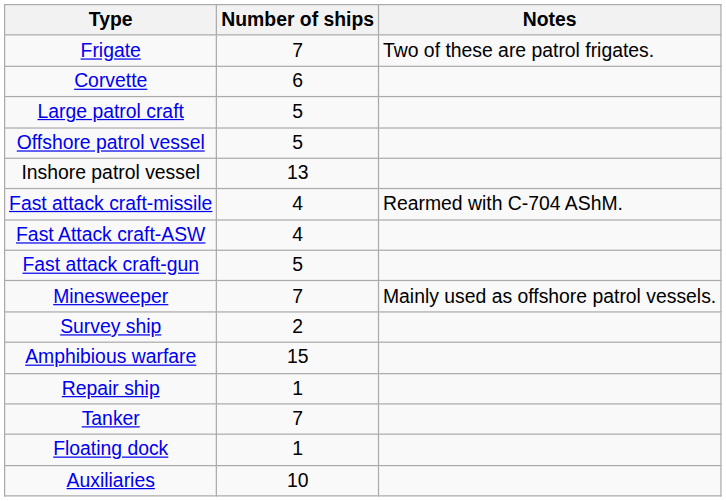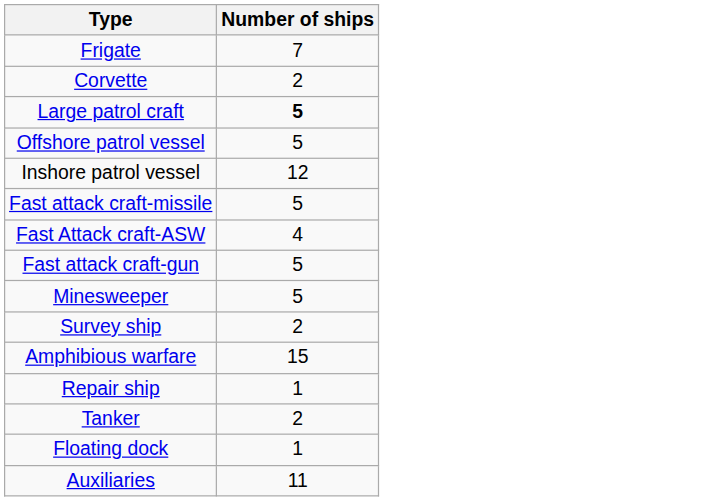- column: (550, 19)
(298, 81) 6 -> (298, 81) 2
(298, 111) normal -> (298, 111) bold
(298, 173) 13 -> (298, 173) 12
(298, 204) 4 -> (298, 204) 5
(298, 296) 7 -> (298, 296) 5
(298, 419) 7 -> (298, 419) 2
(298, 480) 10 -> (298, 480) 11
